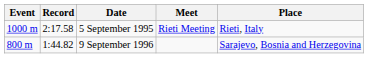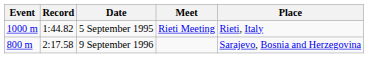(58, 28) 2:17.58 -> (58, 28) 1:44.82
(58, 45) 1:44.82 -> (58, 45) 2:17.58
